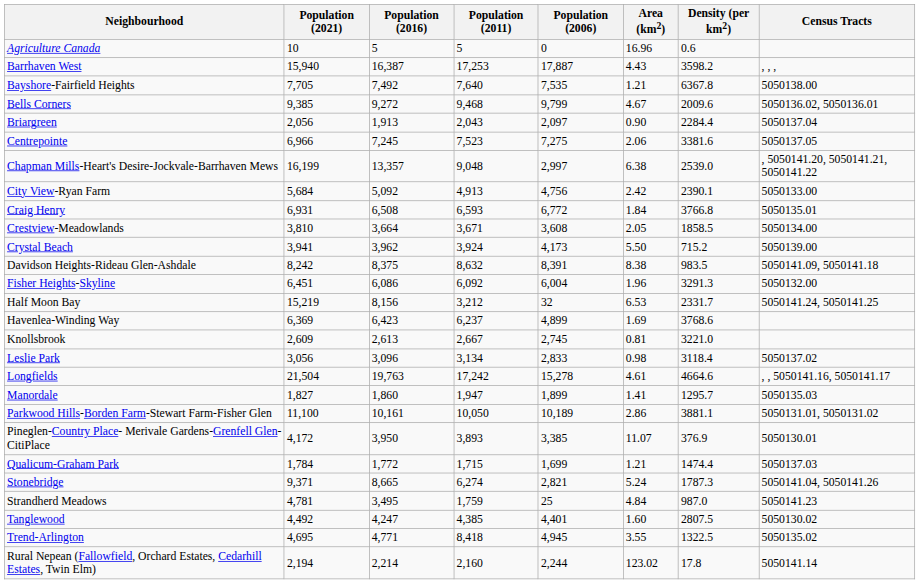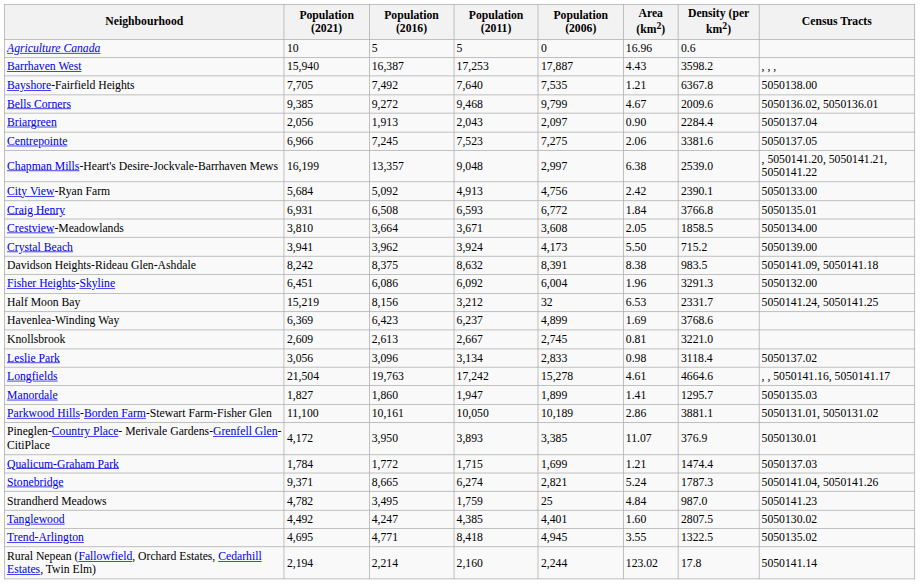(300, 500) 4,781 -> (300, 500) 4,782
